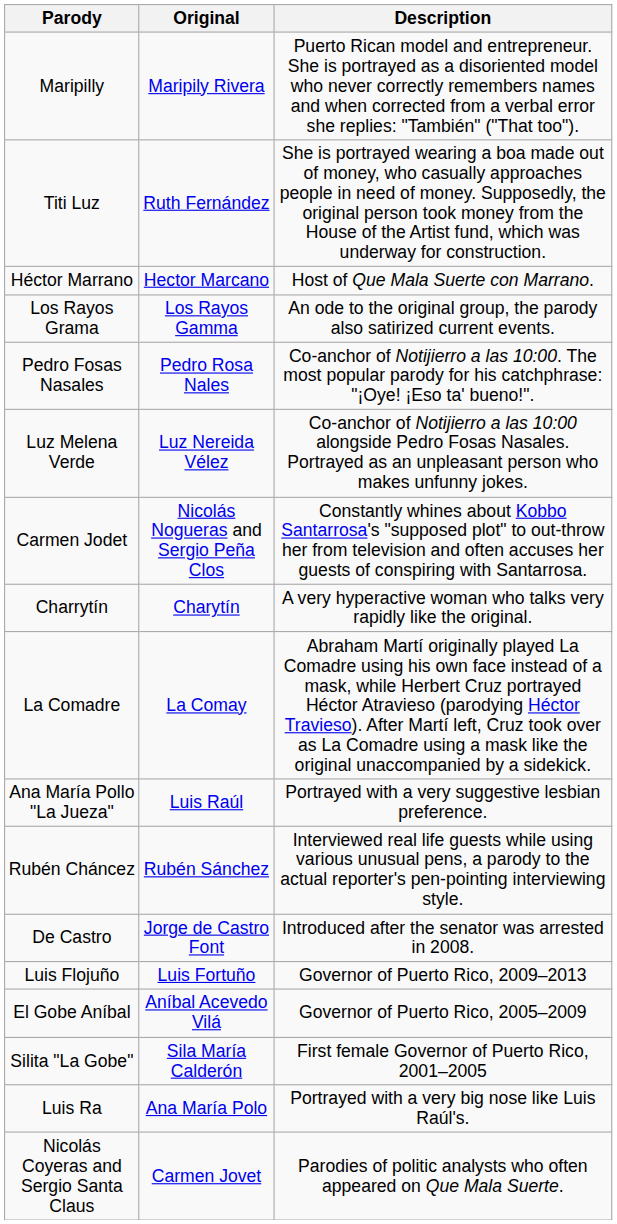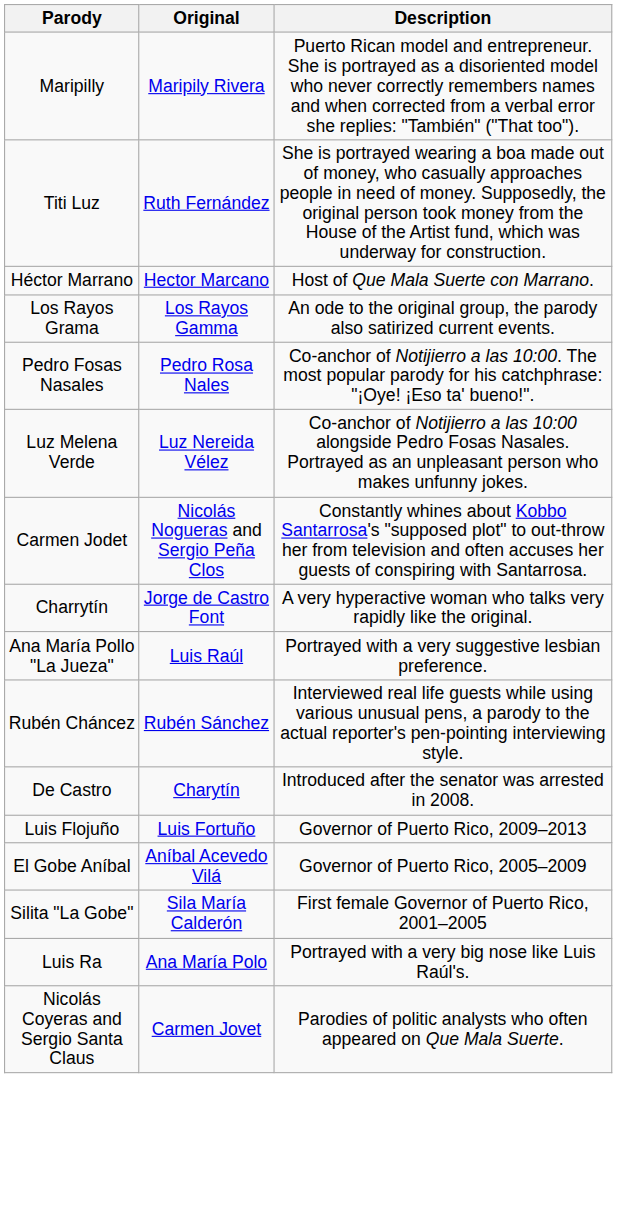(206, 608) Charytín -> (206, 608) Jorge de Castro Font
- row: (72, 705)
(206, 937) Jorge de Castro Font -> (206, 790) Charytín
